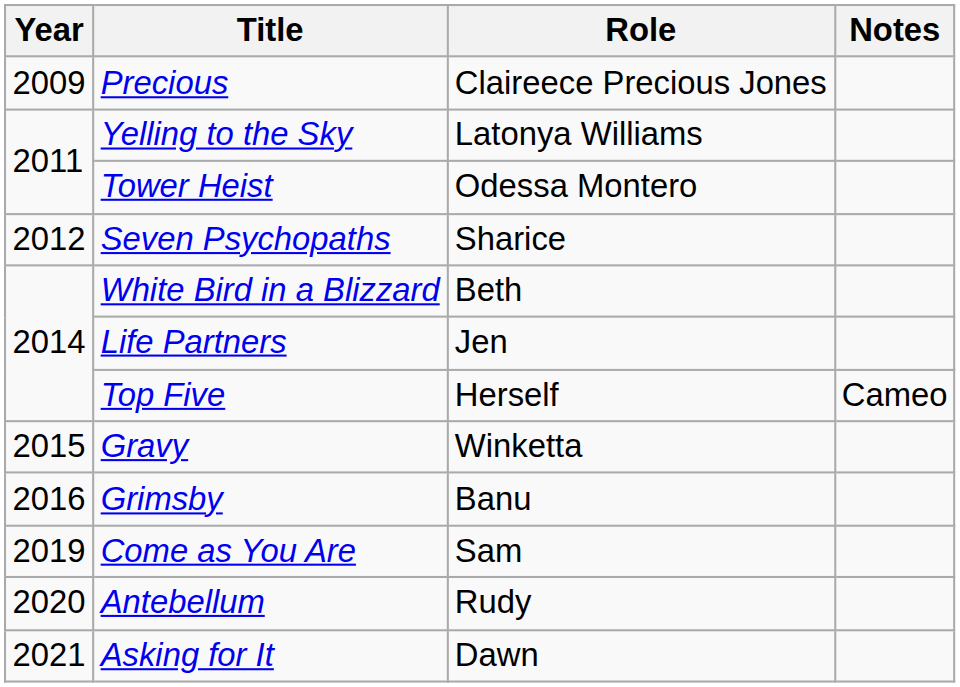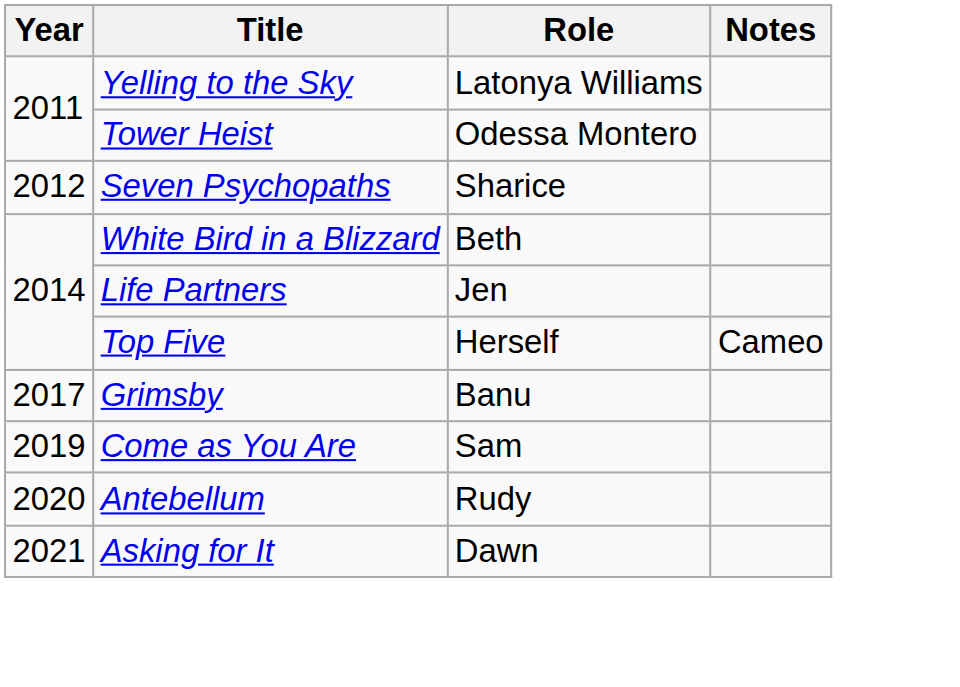- row: (164, 82)
- row: (144, 446)
(49, 498) 2016 -> (49, 394) 2017
